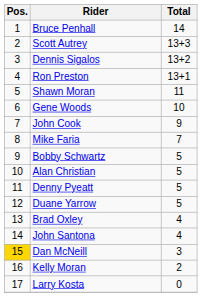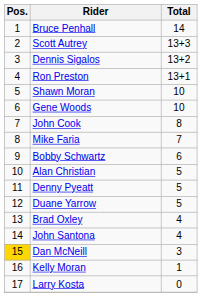(179, 92) 11 -> (179, 92) 10
(179, 124) 9 -> (179, 124) 8
(179, 156) 5 -> (179, 156) 6
(179, 268) 2 -> (179, 268) 1
